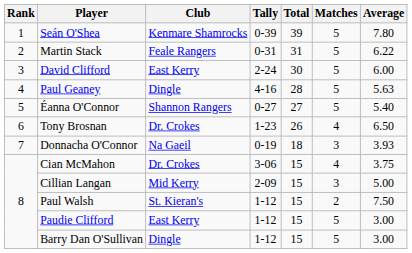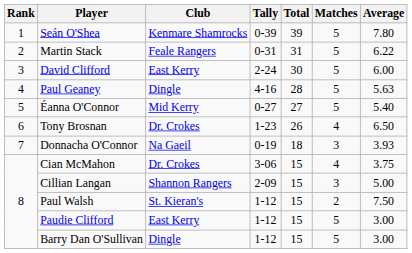(190, 107) Shannon Rangers -> (174, 107) Mid Kerry
(174, 182) Mid Kerry -> (190, 182) Shannon Rangers
